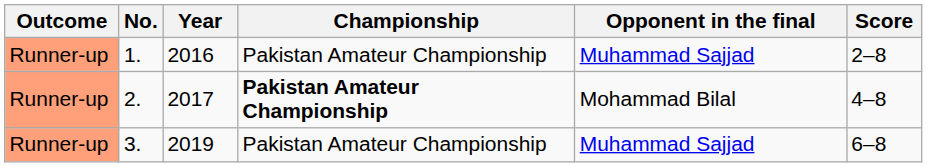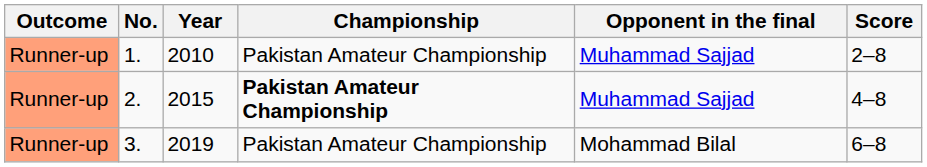(191, 54) 2016 -> (191, 54) 2010
(191, 99) 2017 -> (191, 99) 2015
(658, 99) Mohammad Bilal -> (667, 99) Muhammad Sajjad
(667, 144) Muhammad Sajjad -> (658, 144) Mohammad Bilal
